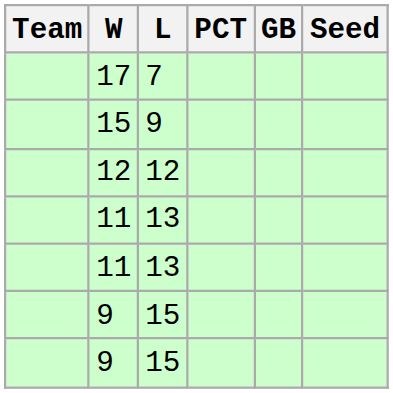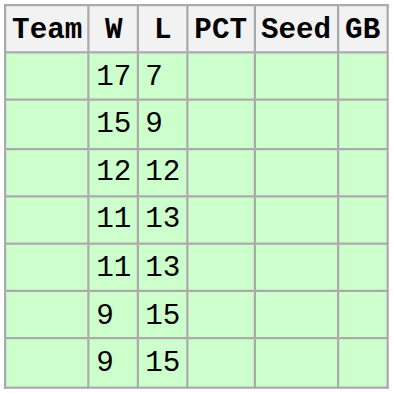columns swapped: (278, 29) <-> (345, 29)
